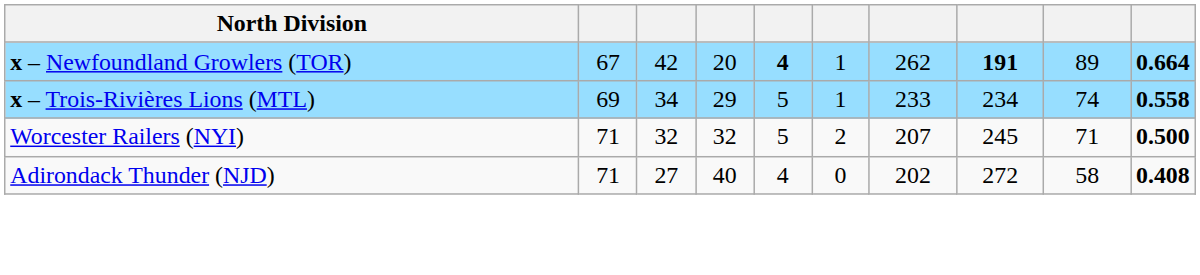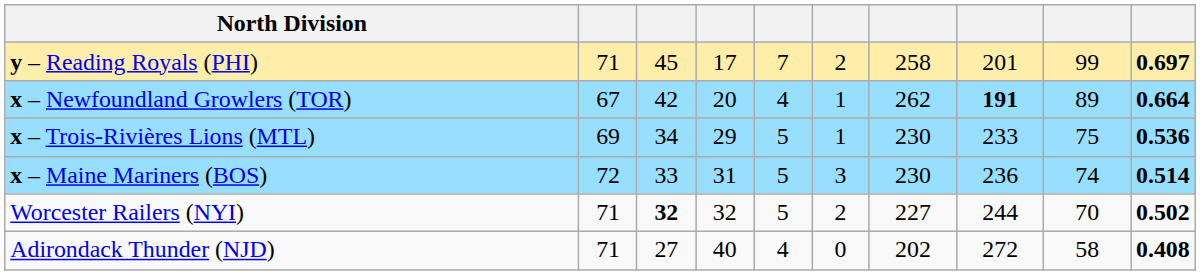+ row: (134, 61)
(783, 61) bold -> (783, 99) normal
(913, 99) 233 -> (913, 136) 230
(1000, 99) 234 -> (1000, 136) 233
(1087, 99) 74 -> (1087, 136) 75
(1163, 99) 0.558 -> (1163, 136) 0.536
+ row: (139, 174)
(666, 136) normal -> (666, 212) bold
(913, 136) 207 -> (913, 212) 227
(1000, 136) 245 -> (1000, 212) 244
(1087, 136) 71 -> (1087, 212) 70
(1163, 136) 0.500 -> (1163, 212) 0.502
